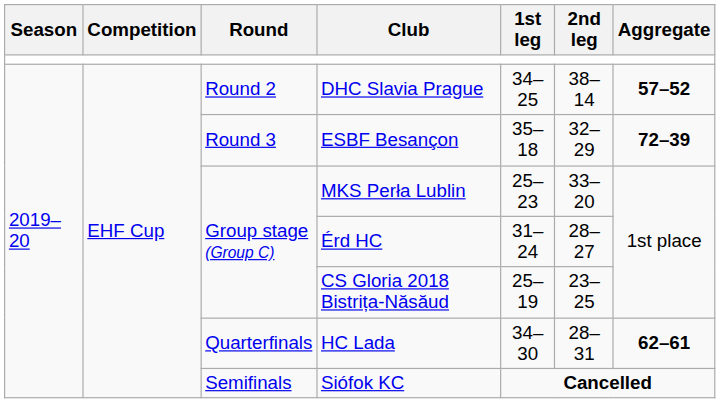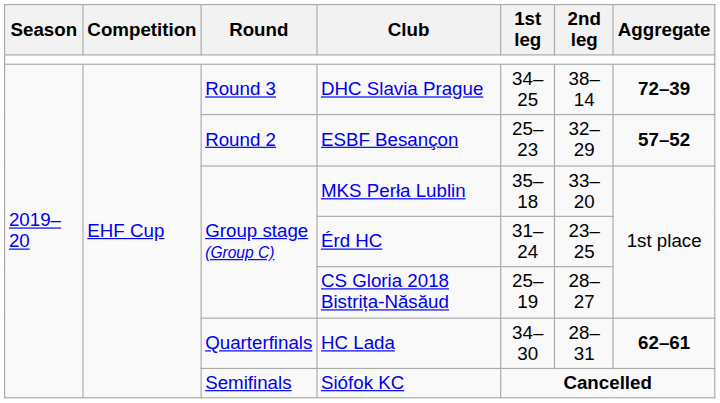(241, 89) Round 2 -> (241, 89) Round 3
(664, 89) 57–52 -> (664, 89) 72–39
(241, 140) Round 3 -> (241, 140) Round 2
(528, 140) 35–18 -> (528, 140) 25–23
(664, 140) 72–39 -> (664, 140) 57–52
(528, 190) 25–23 -> (528, 190) 35–18
(584, 241) 28–27 -> (584, 241) 23–25
(584, 292) 23–25 -> (584, 292) 28–27
